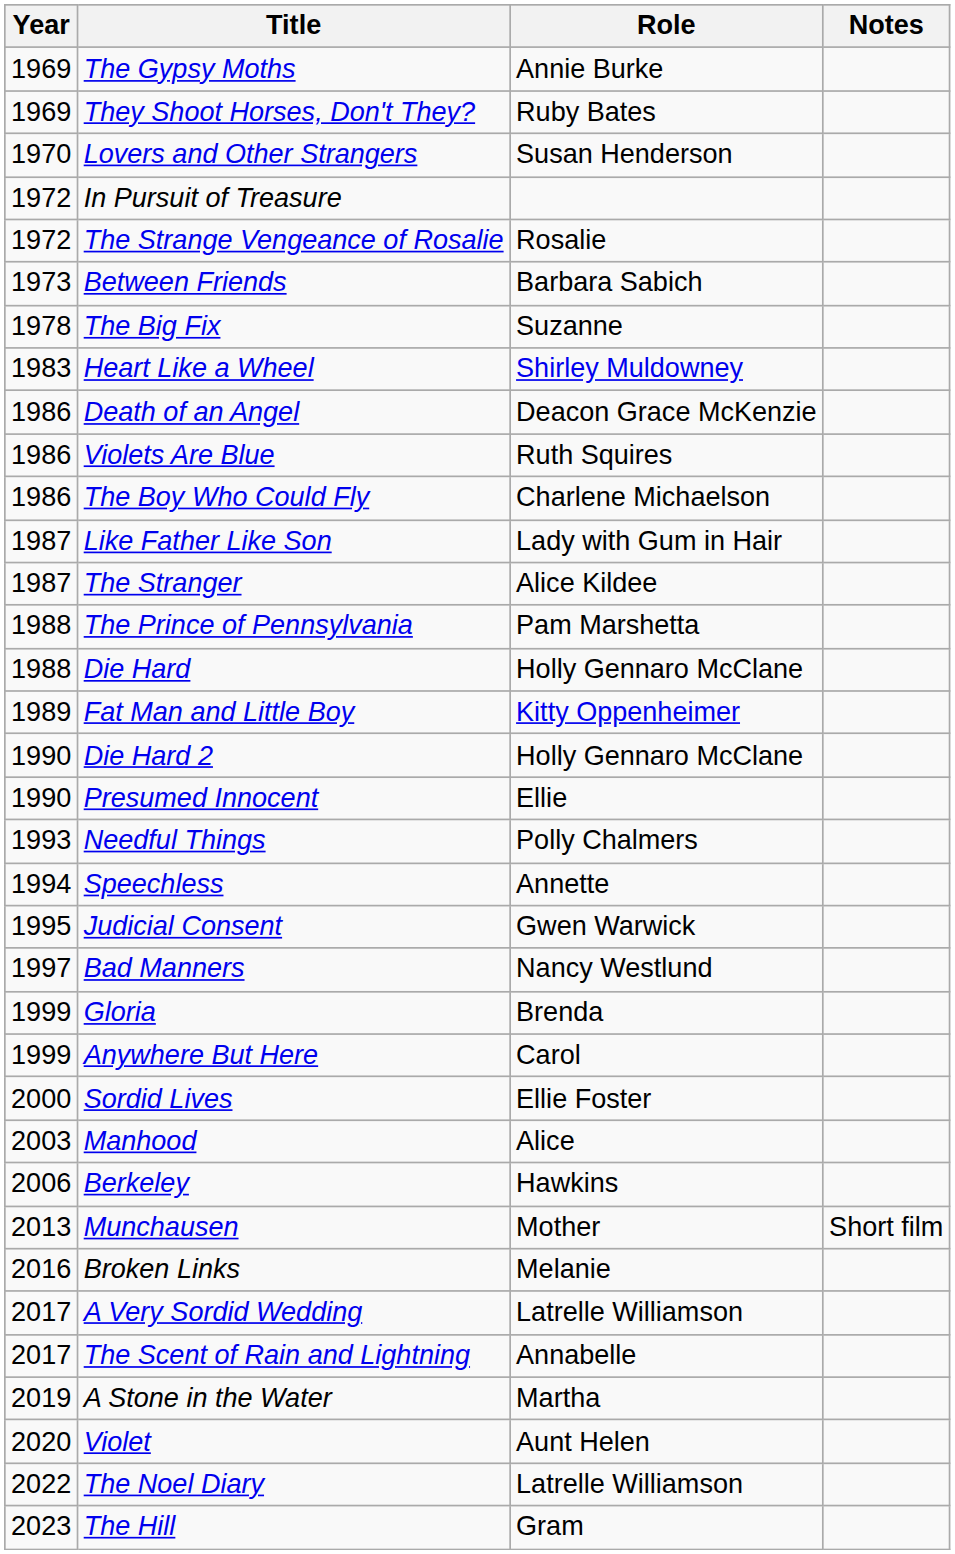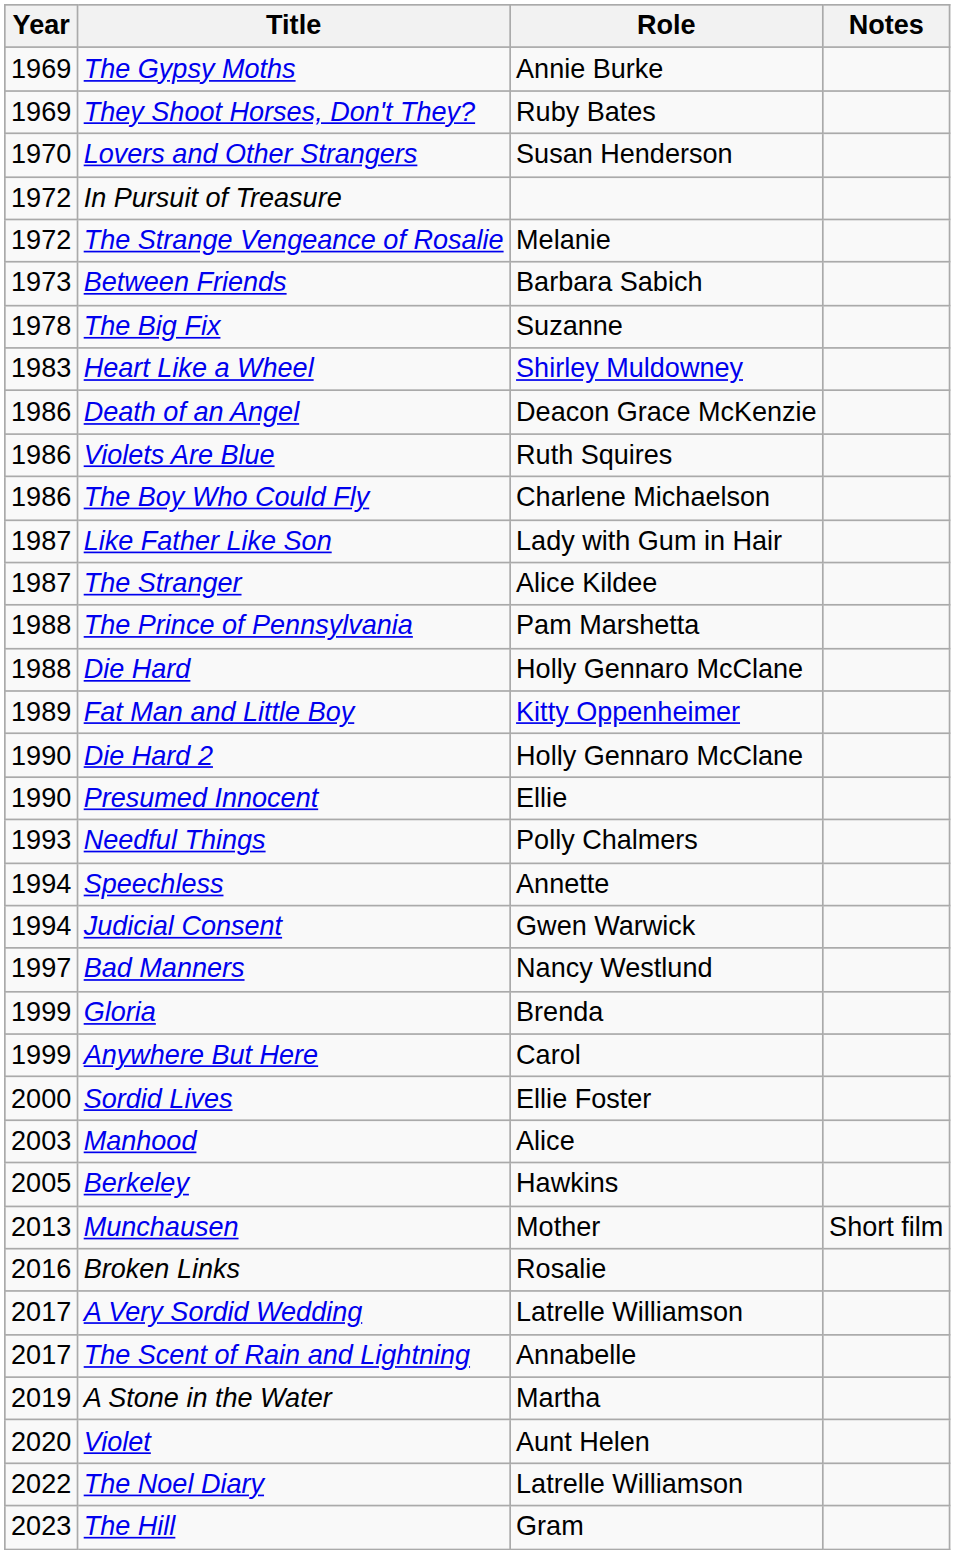(561, 240) Rosalie -> (563, 240) Melanie
(41, 926) 1995 -> (41, 926) 1994
(41, 1183) 2006 -> (41, 1183) 2005
(563, 1269) Melanie -> (561, 1269) Rosalie
